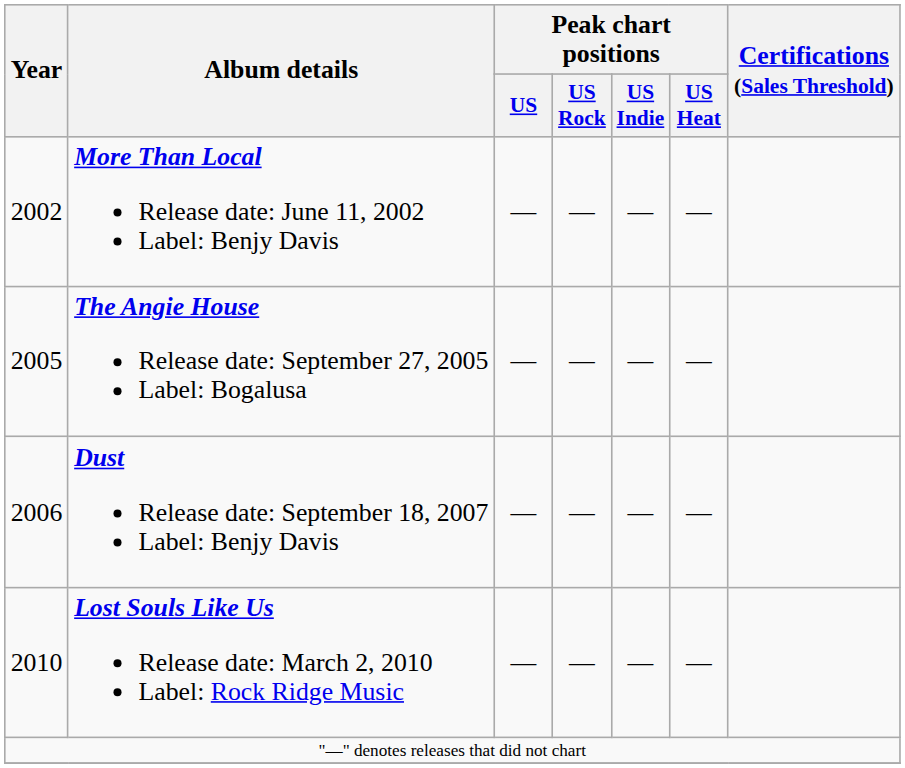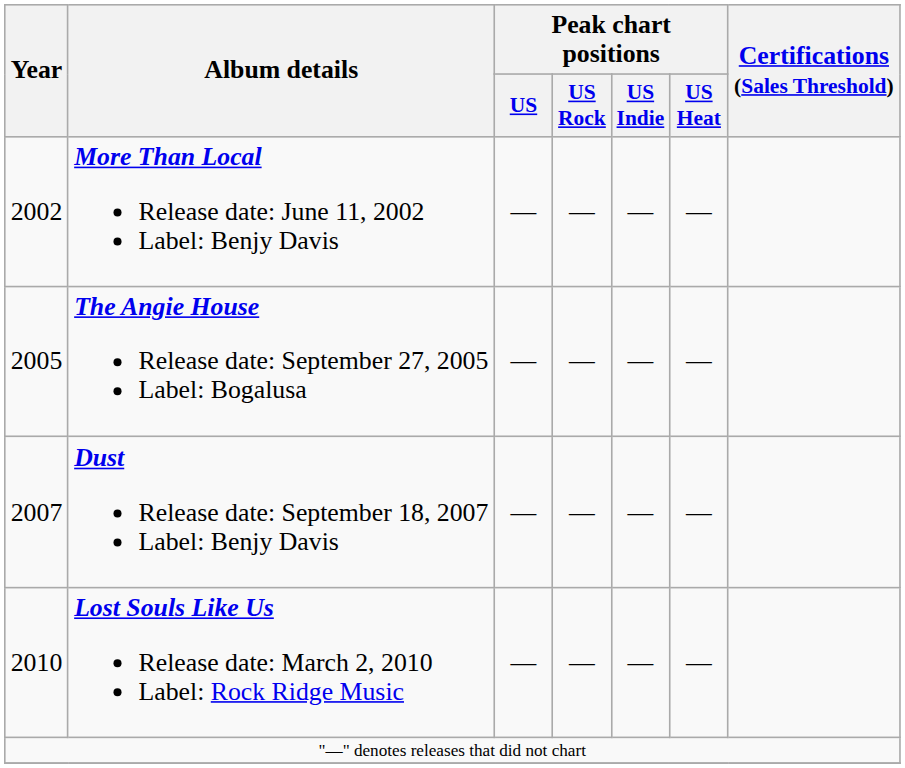(37, 511) 2006 -> (37, 511) 2007
